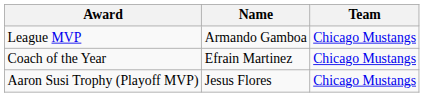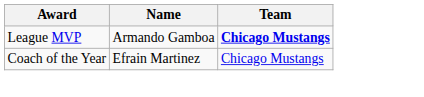(365, 37) normal -> (275, 37) bold
- row: (103, 80)
